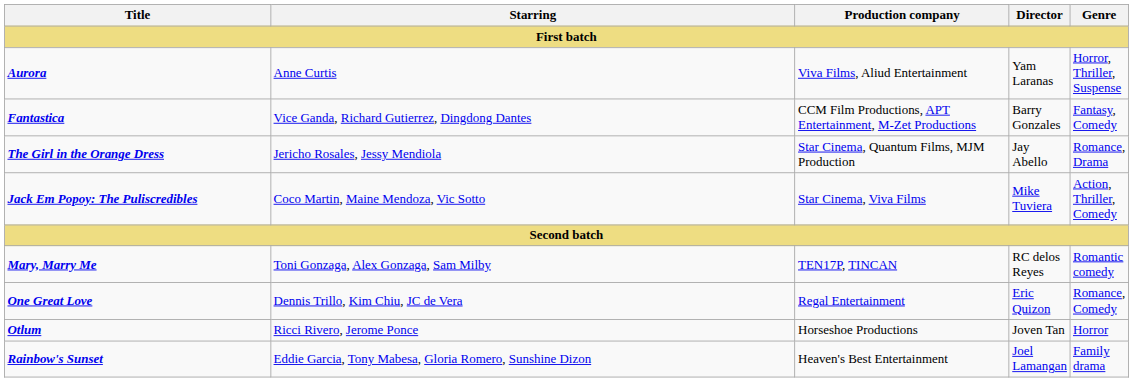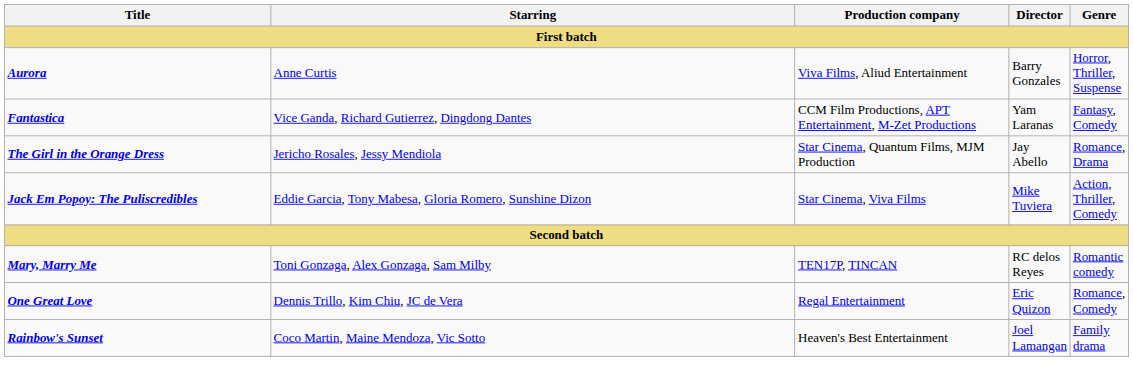(1033, 73) Yam Laranas -> (1036, 73) Barry Gonzales
(1036, 117) Barry Gonzales -> (1033, 117) Yam Laranas
(379, 198) Coco Martin, Maine Mendoza, Vic Sotto -> (432, 198) Eddie Garcia, Tony Mabesa, Gloria Romero, Sunshine Dizon
- row: (24, 330)
(432, 359) Eddie Garcia, Tony Mabesa, Gloria Romero, Sunshine Dizon -> (379, 338) Coco Martin, Maine Mendoza, Vic Sotto
